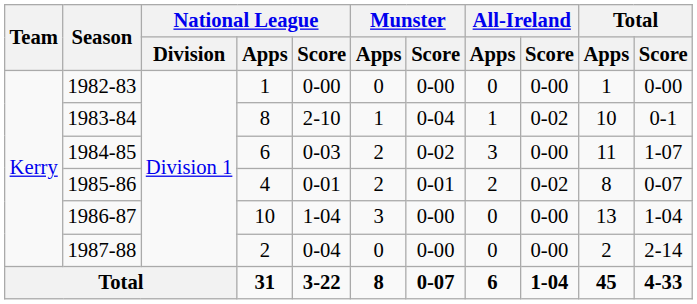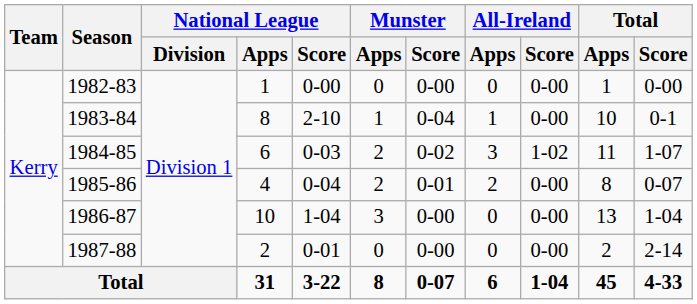(549, 119) 0-02 -> (549, 119) 0-00
(549, 151) 0-00 -> (549, 151) 1-02
(322, 184) 0-01 -> (322, 184) 0-04
(549, 184) 0-02 -> (549, 184) 0-00
(322, 250) 0-04 -> (322, 250) 0-01
